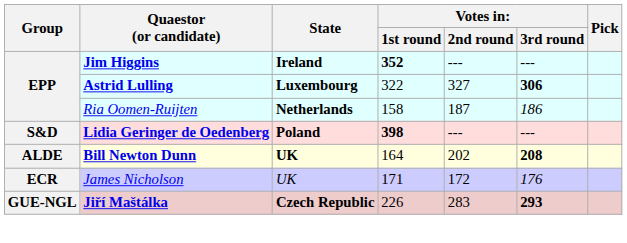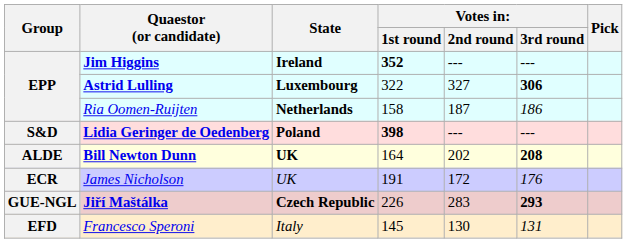(392, 179) 171 -> (392, 179) 191
+ row: (139, 226)
